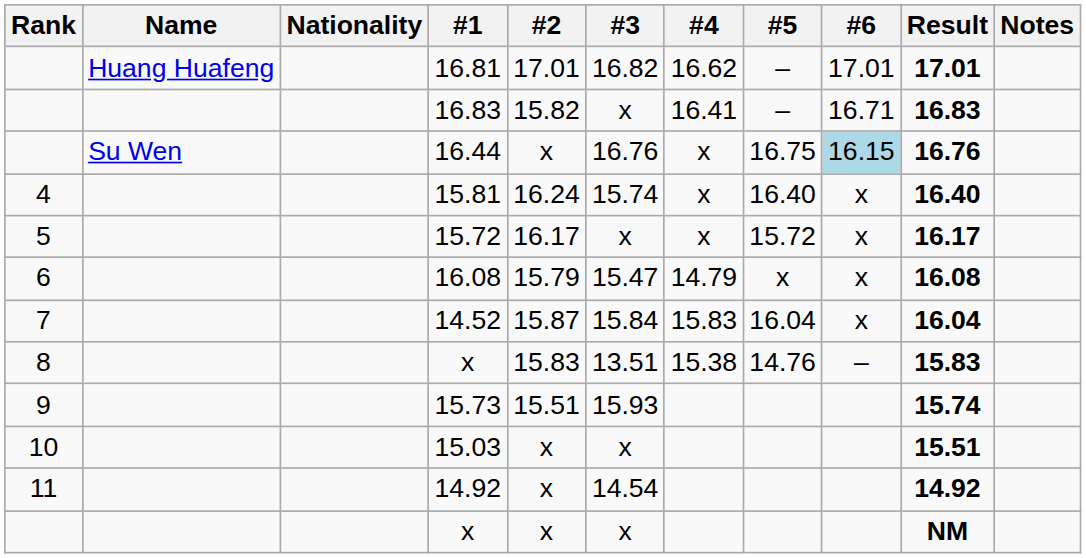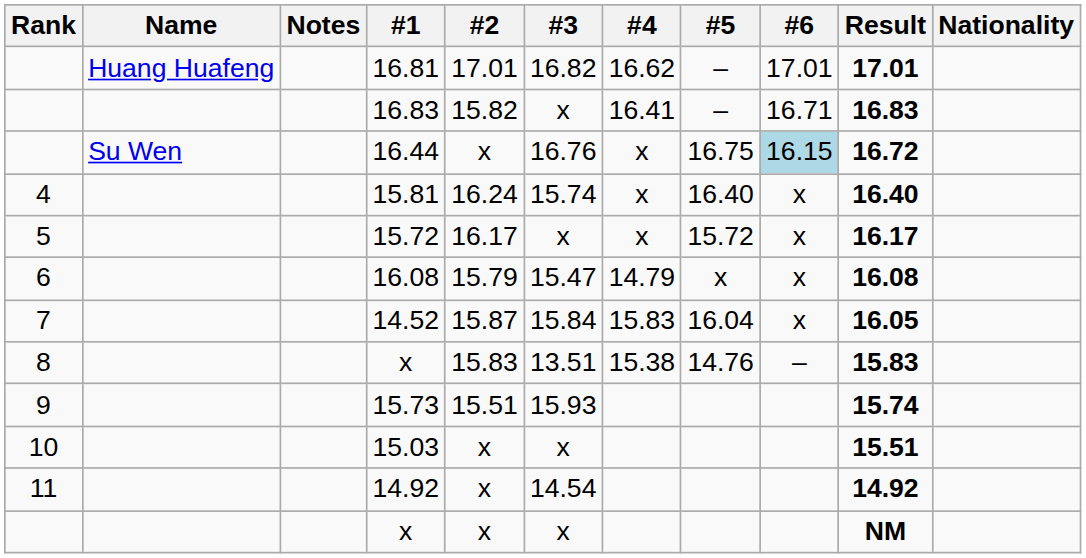columns swapped: (354, 25) <-> (1037, 25)
(947, 151) 16.76 -> (885, 151) 16.72
(947, 320) 16.04 -> (885, 320) 16.05
